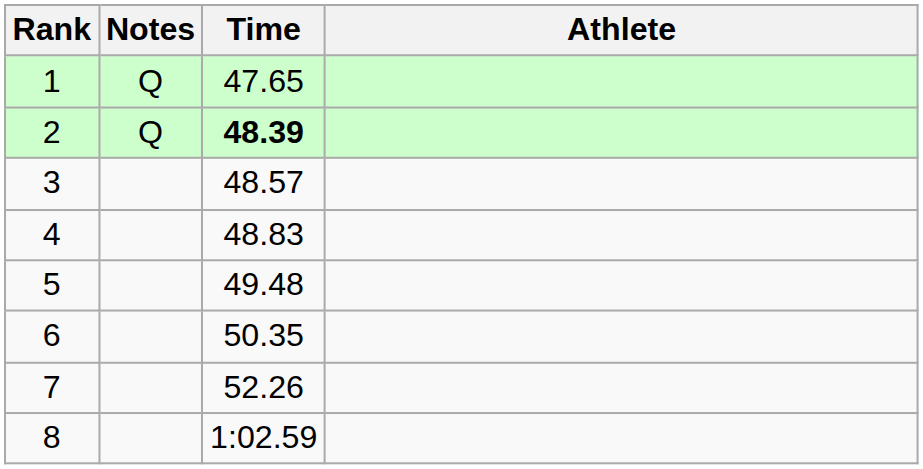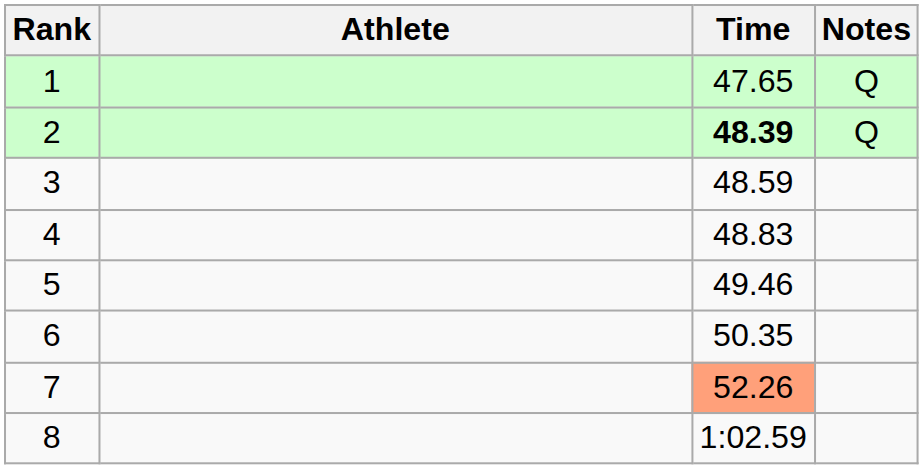columns swapped: (622, 30) <-> (151, 30)
(264, 183) 48.57 -> (753, 183) 48.59
(264, 285) 49.48 -> (753, 285) 49.46
(264, 387) no background -> (753, 387) lightsalmon background
